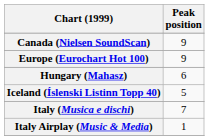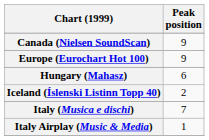(184, 93) 5 -> (184, 93) 2
